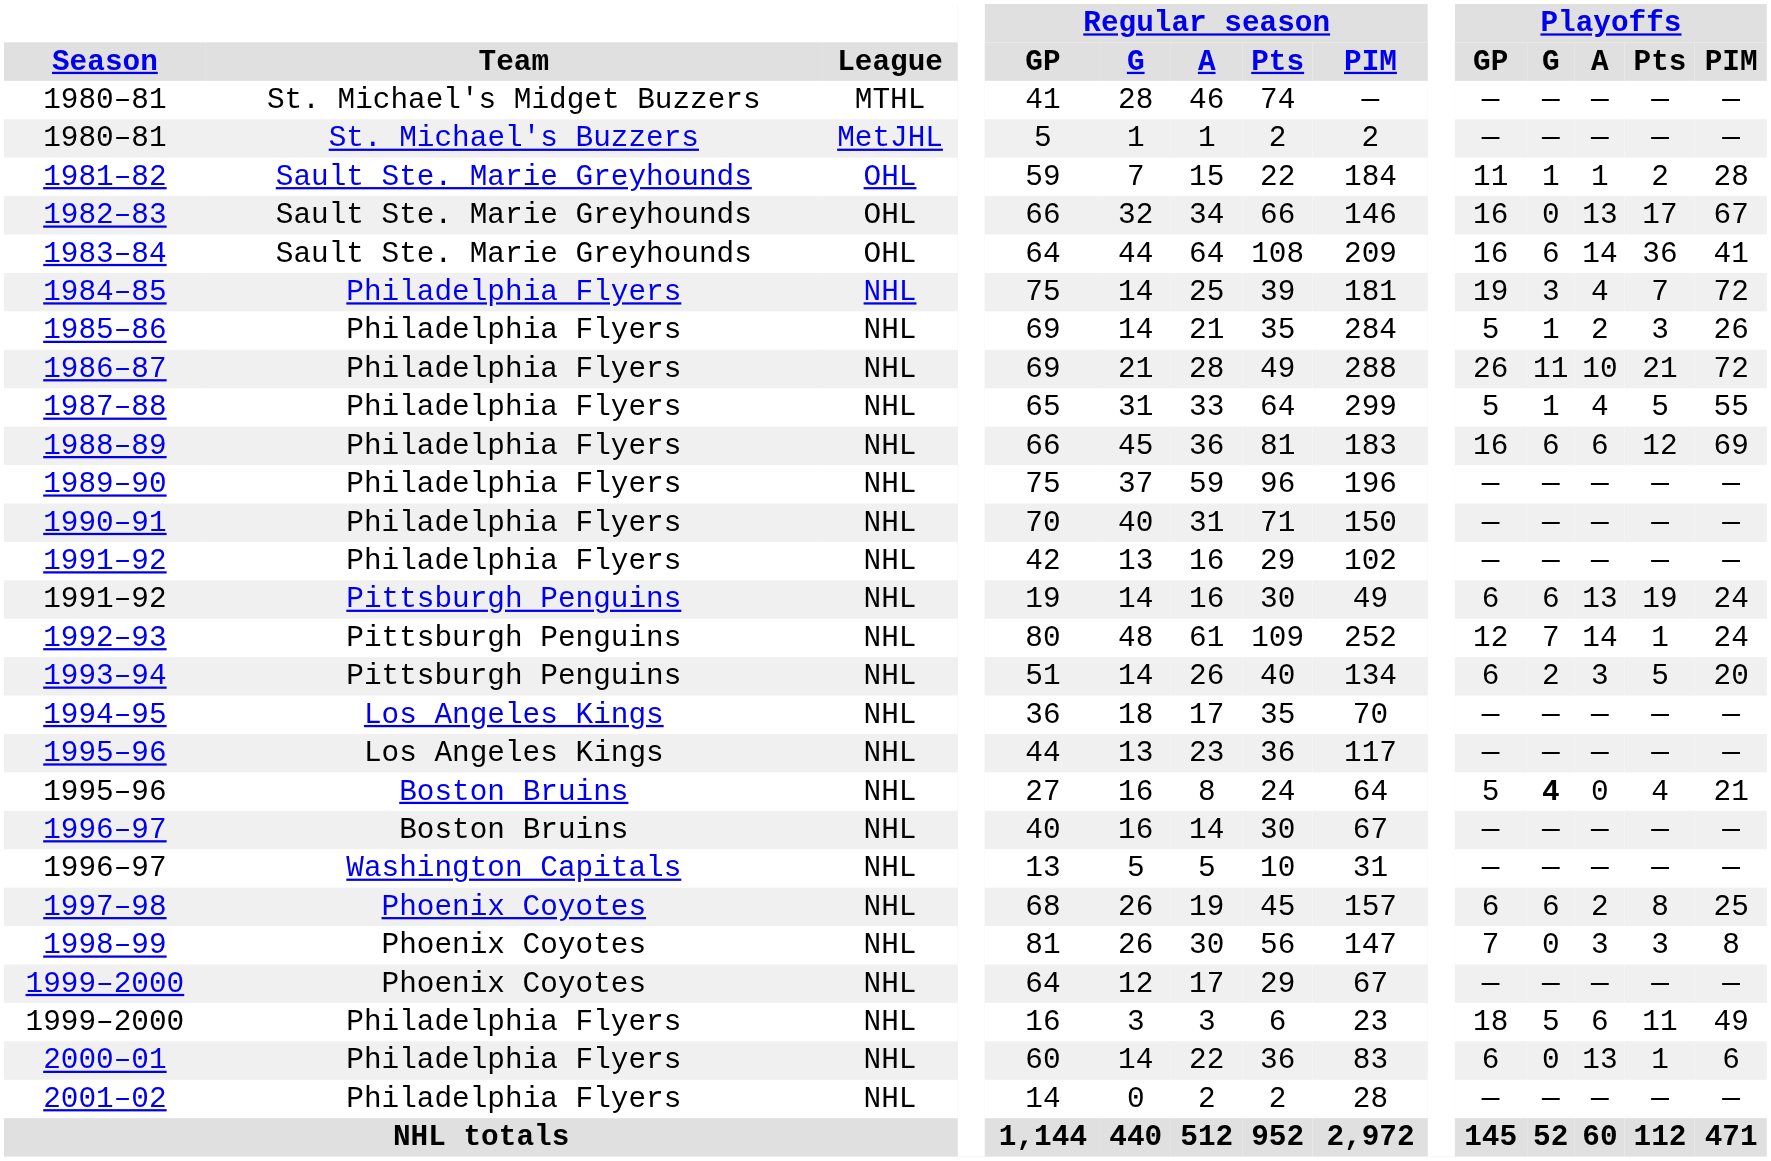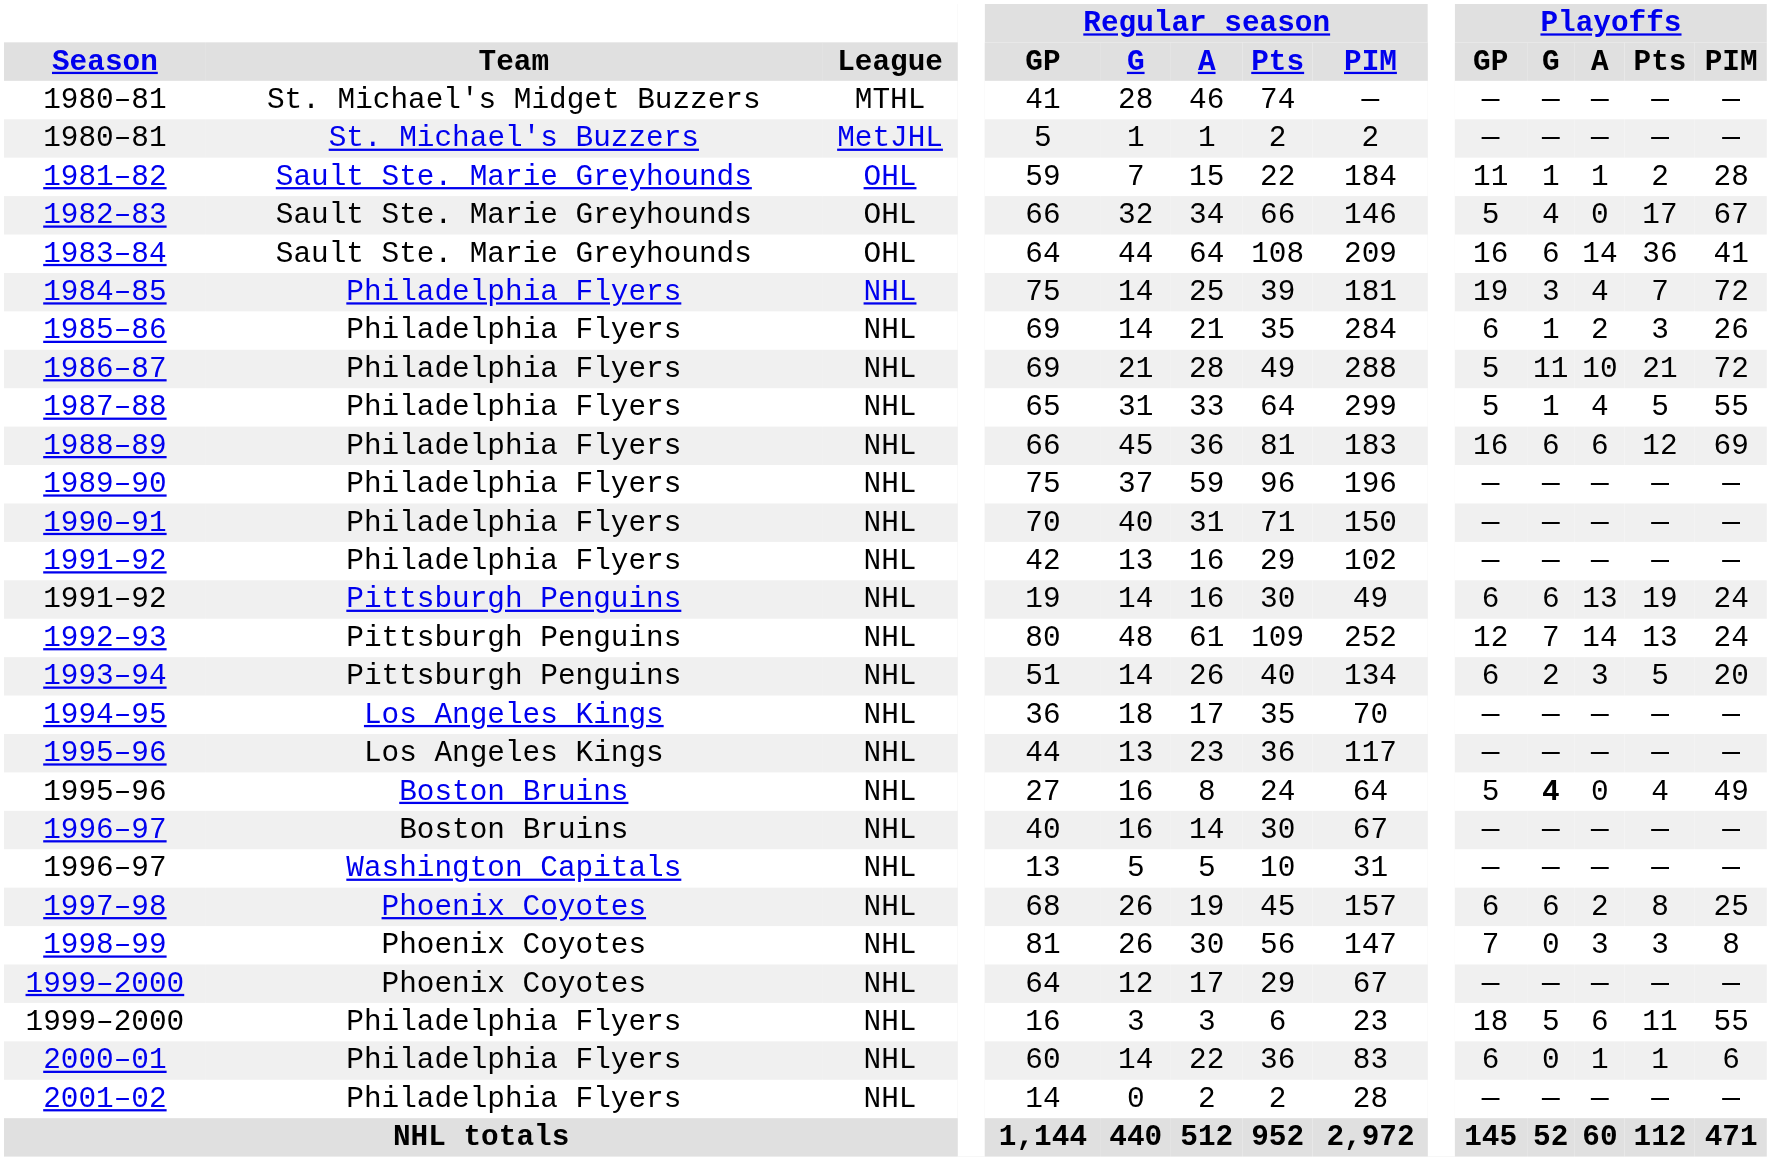(1491, 215) 16 -> (1491, 215) 5
(1551, 215) 0 -> (1551, 215) 4
(1600, 215) 13 -> (1600, 215) 0
(1491, 331) 5 -> (1491, 331) 6
(1491, 369) 26 -> (1491, 369) 5
(1660, 638) 1 -> (1660, 638) 13
(1731, 792) 21 -> (1731, 792) 49
(1731, 1022) 49 -> (1731, 1022) 55
(1600, 1061) 13 -> (1600, 1061) 1
